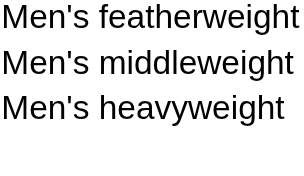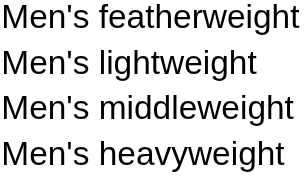+ row: (129, 62)
